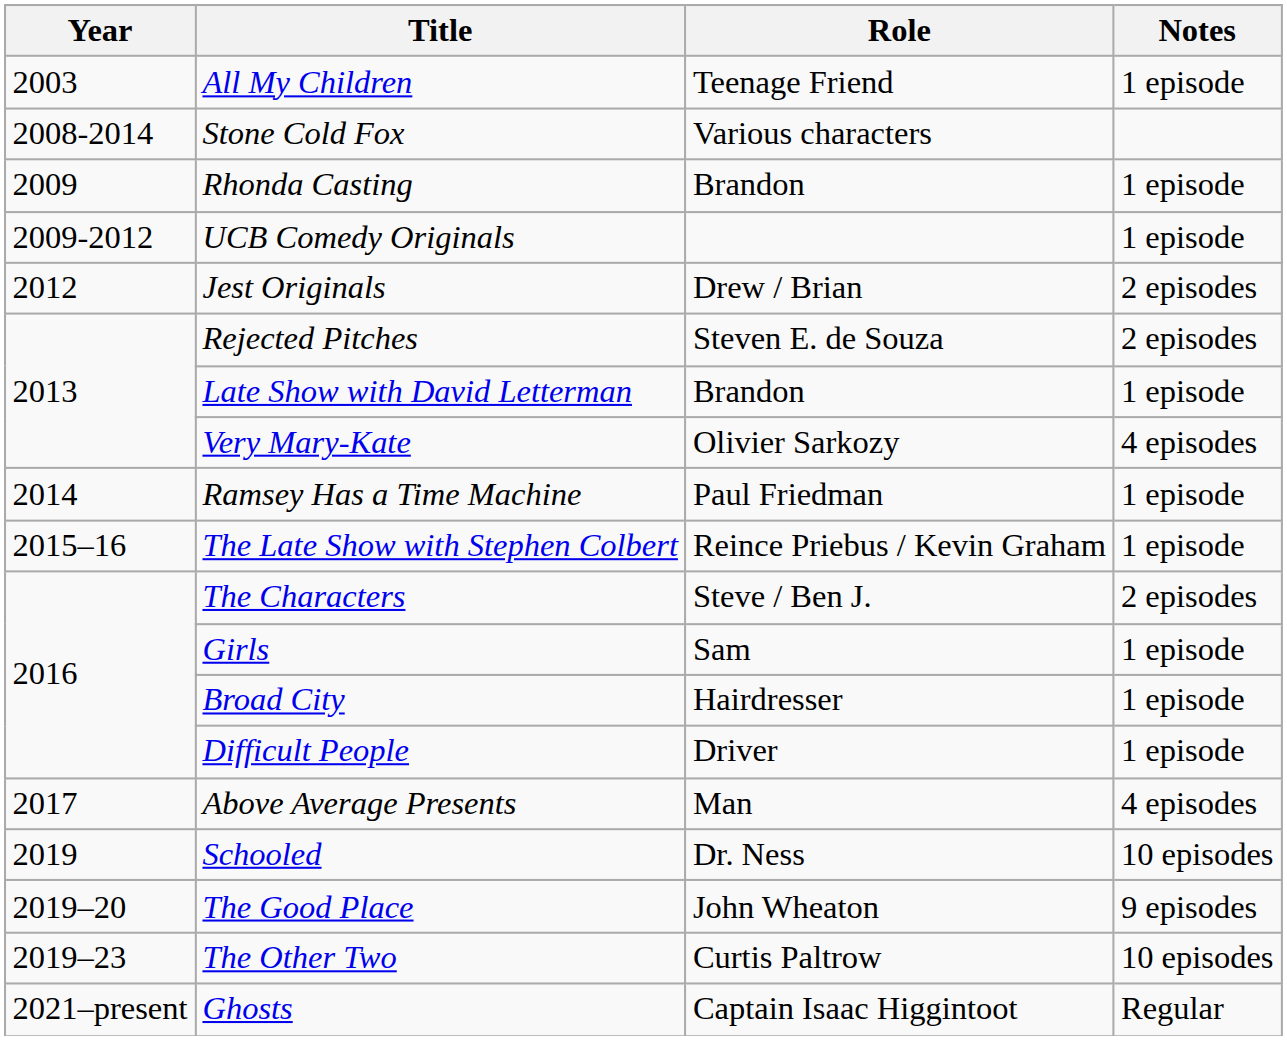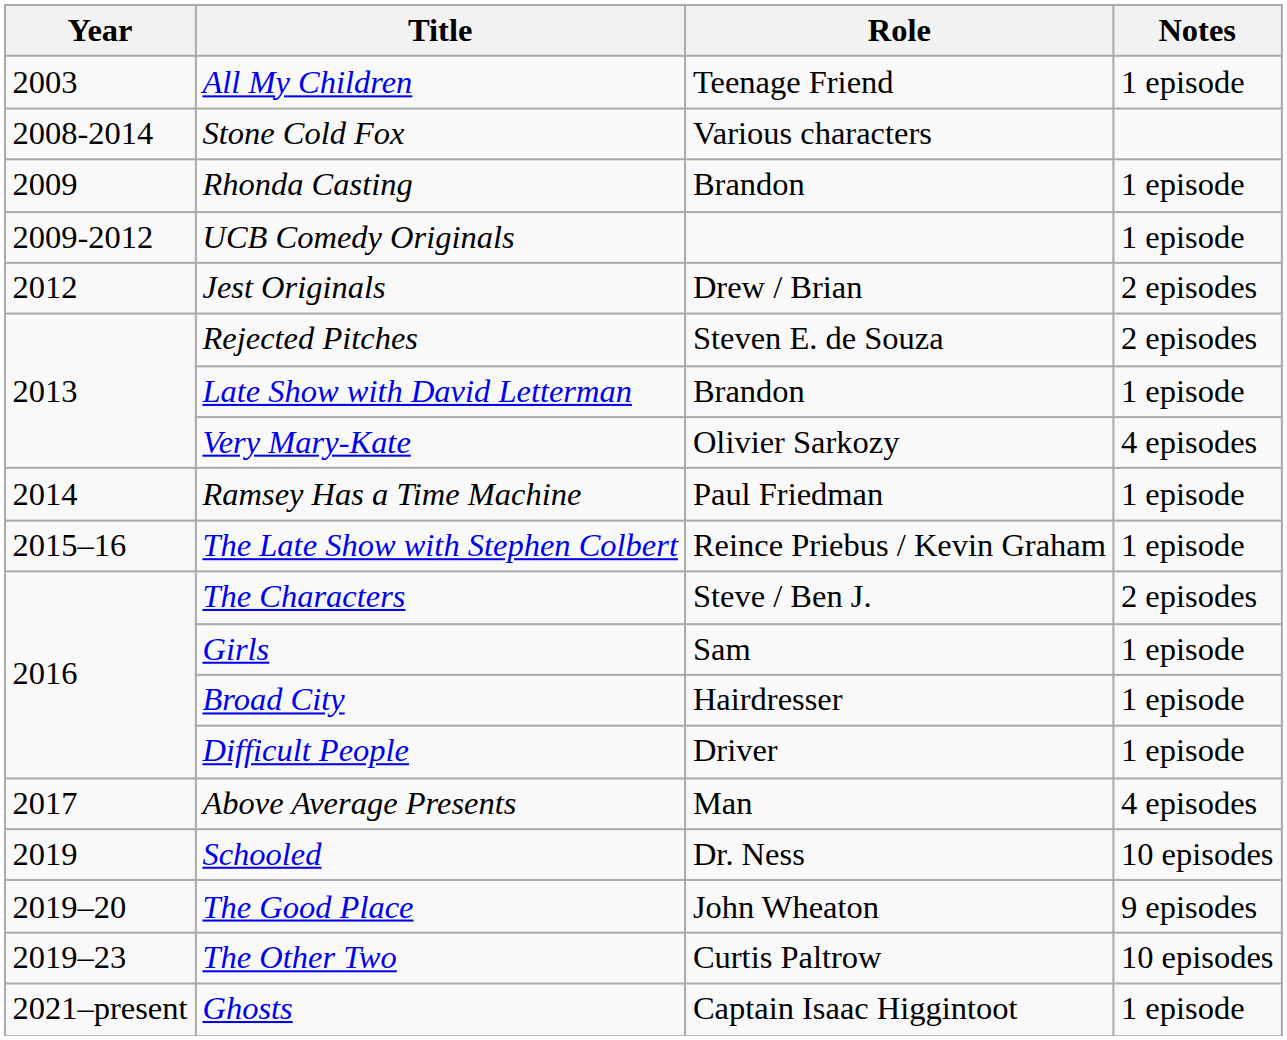(1172, 1008) Regular -> (1183, 1008) 1 episode
